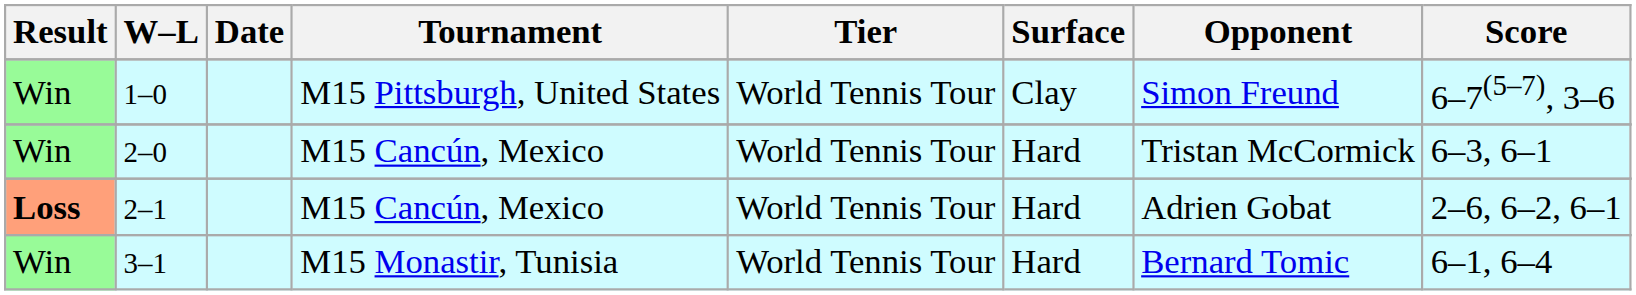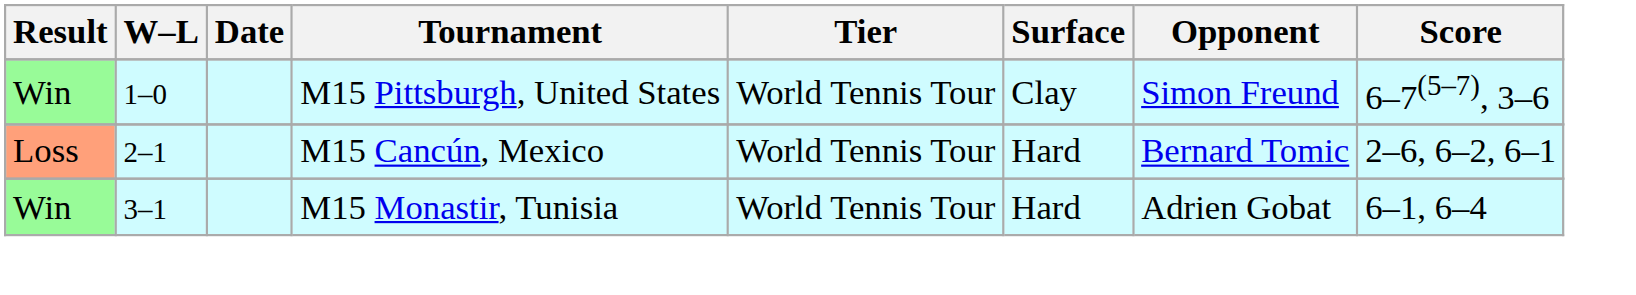- row: (145, 153)
(47, 206) bold -> (46, 151) normal
(1236, 206) Adrien Gobat -> (1245, 151) Bernard Tomic
(1245, 261) Bernard Tomic -> (1236, 206) Adrien Gobat
